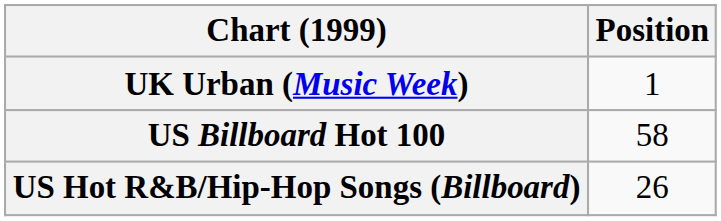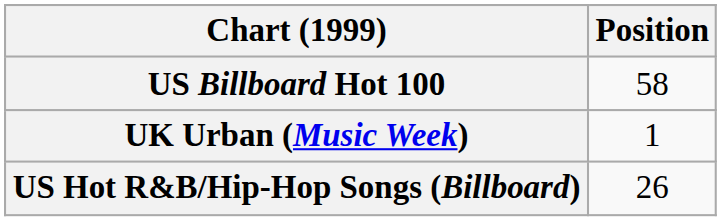rows swapped: (296, 82) <-> (296, 135)
